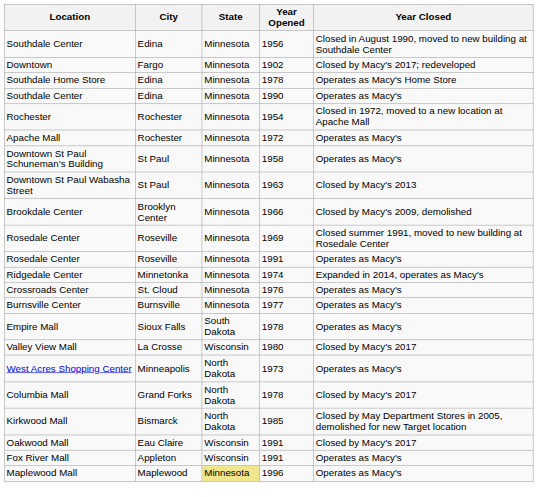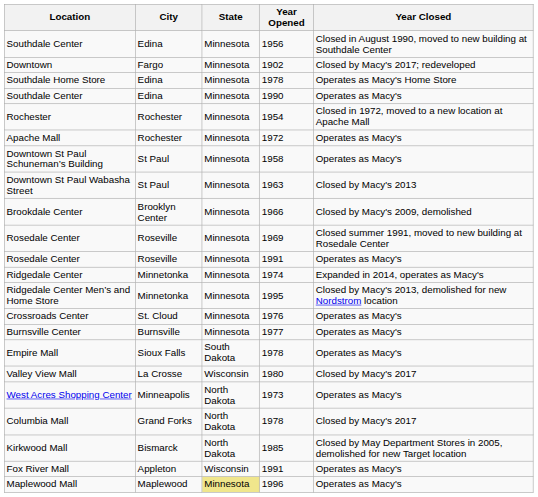+ row: (68, 295)
- row: (37, 442)
